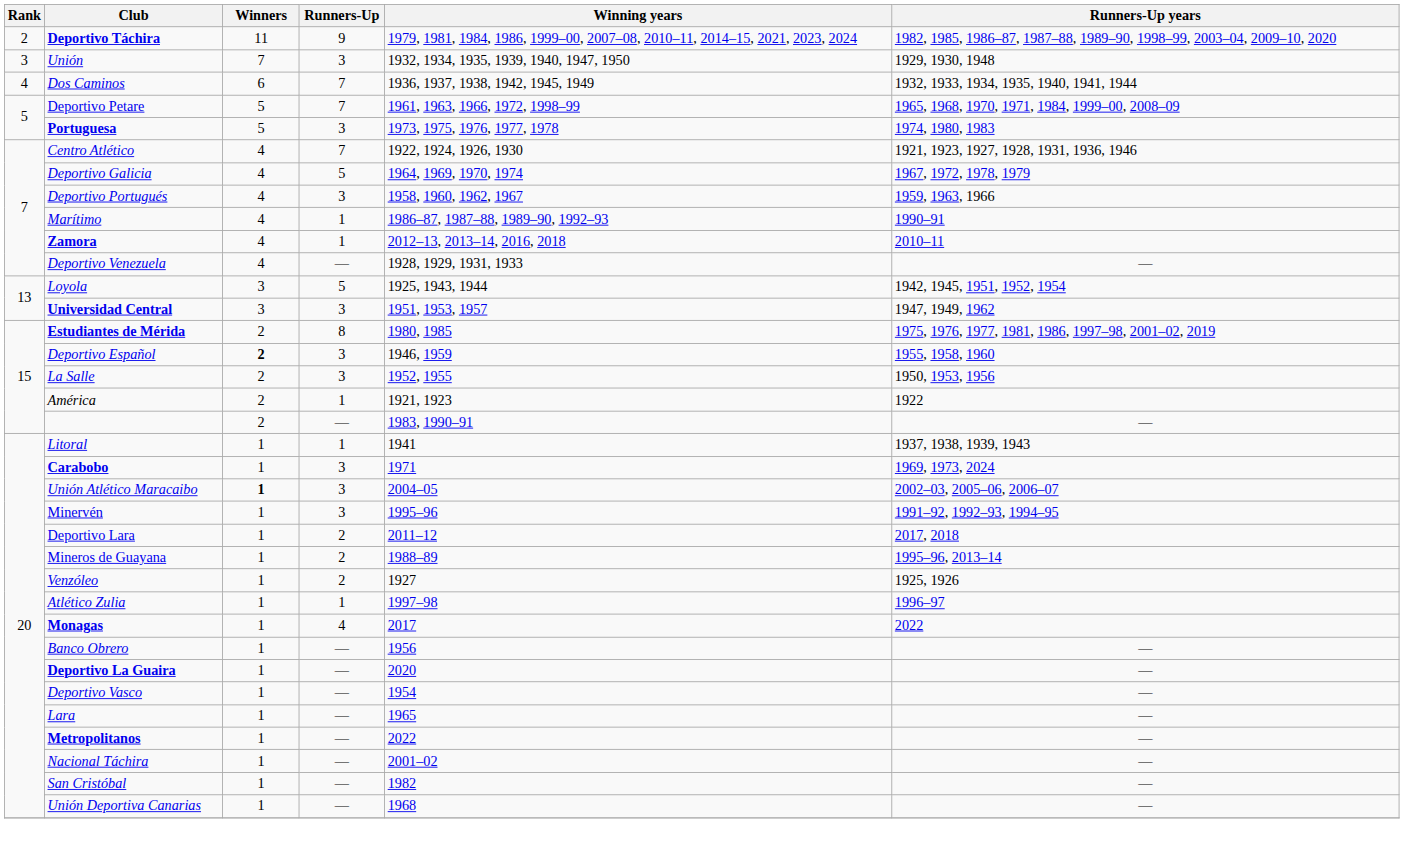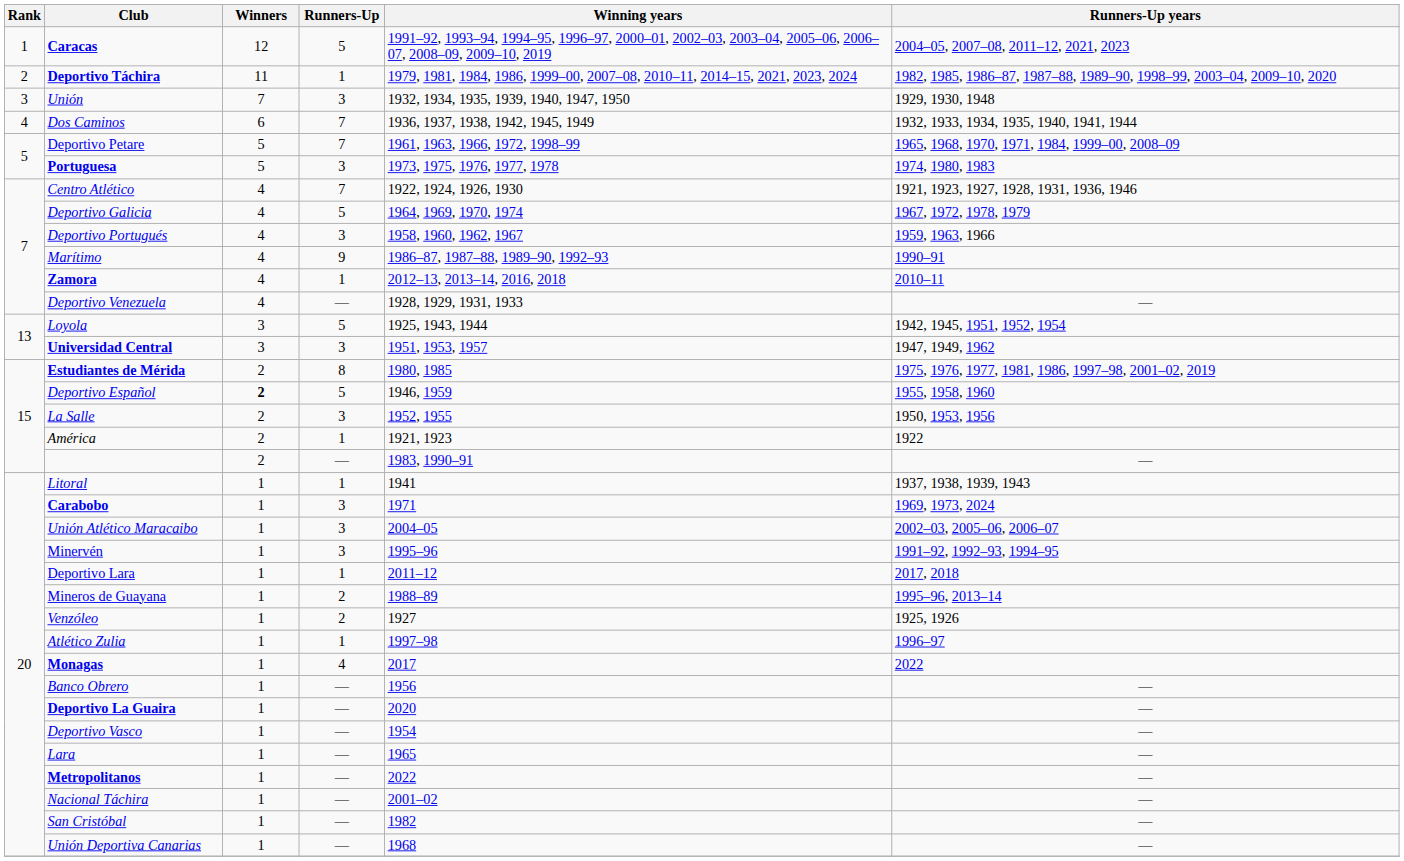+ row: (24, 46)
(342, 38) 9 -> (342, 76) 1
(342, 219) 1 -> (342, 257) 9
(342, 354) 3 -> (342, 393) 5
(261, 490) bold -> (261, 528) normal
(342, 535) 2 -> (342, 573) 1
